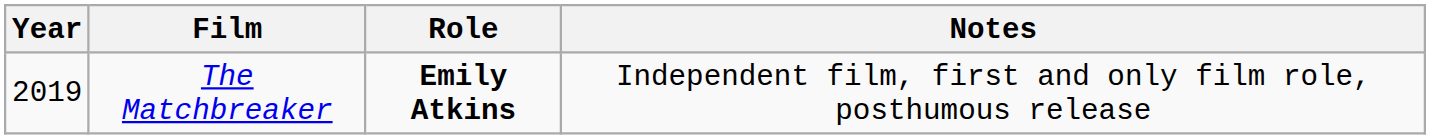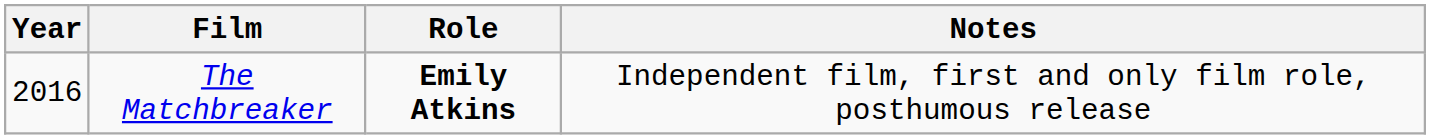(47, 94) 2019 -> (47, 94) 2016
